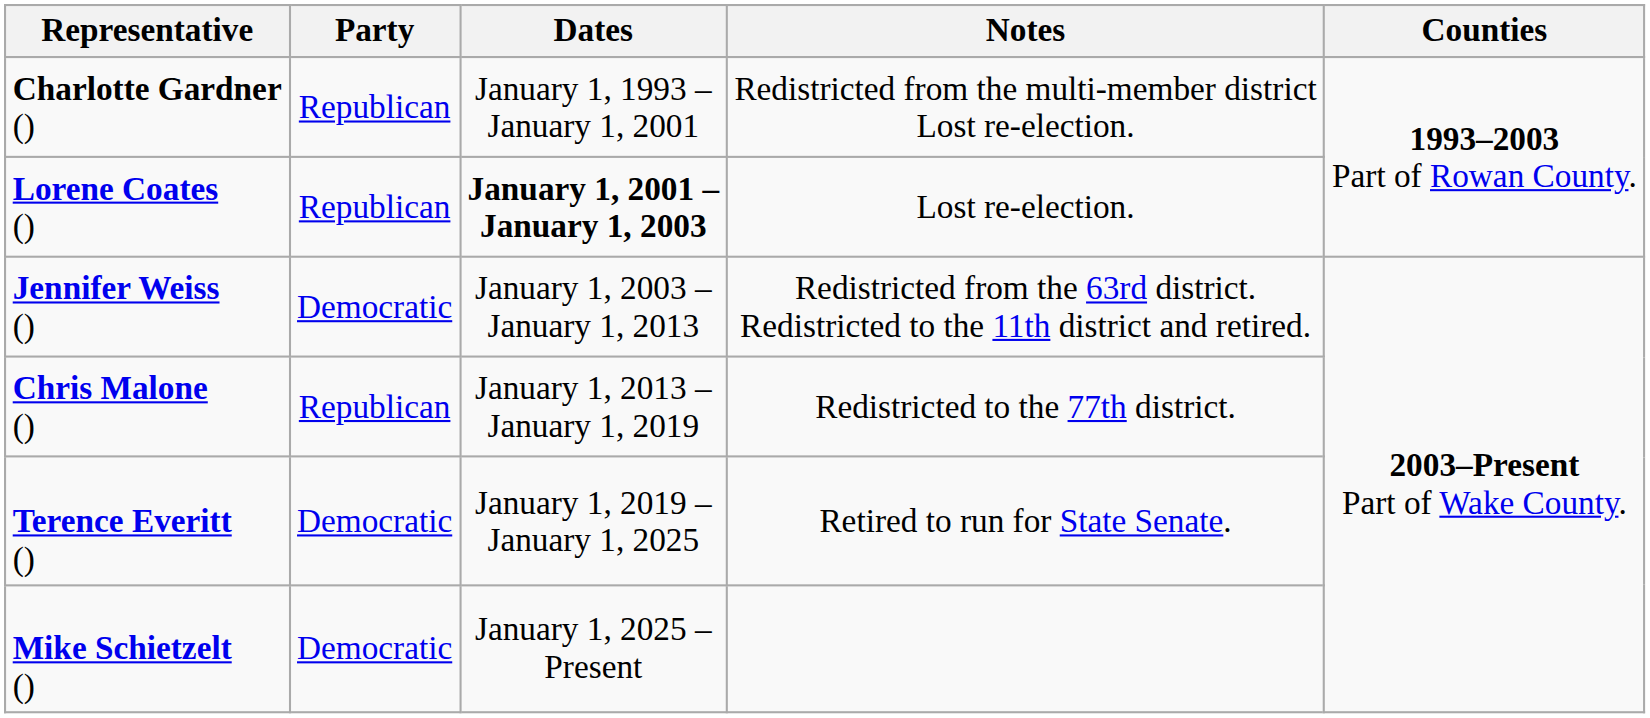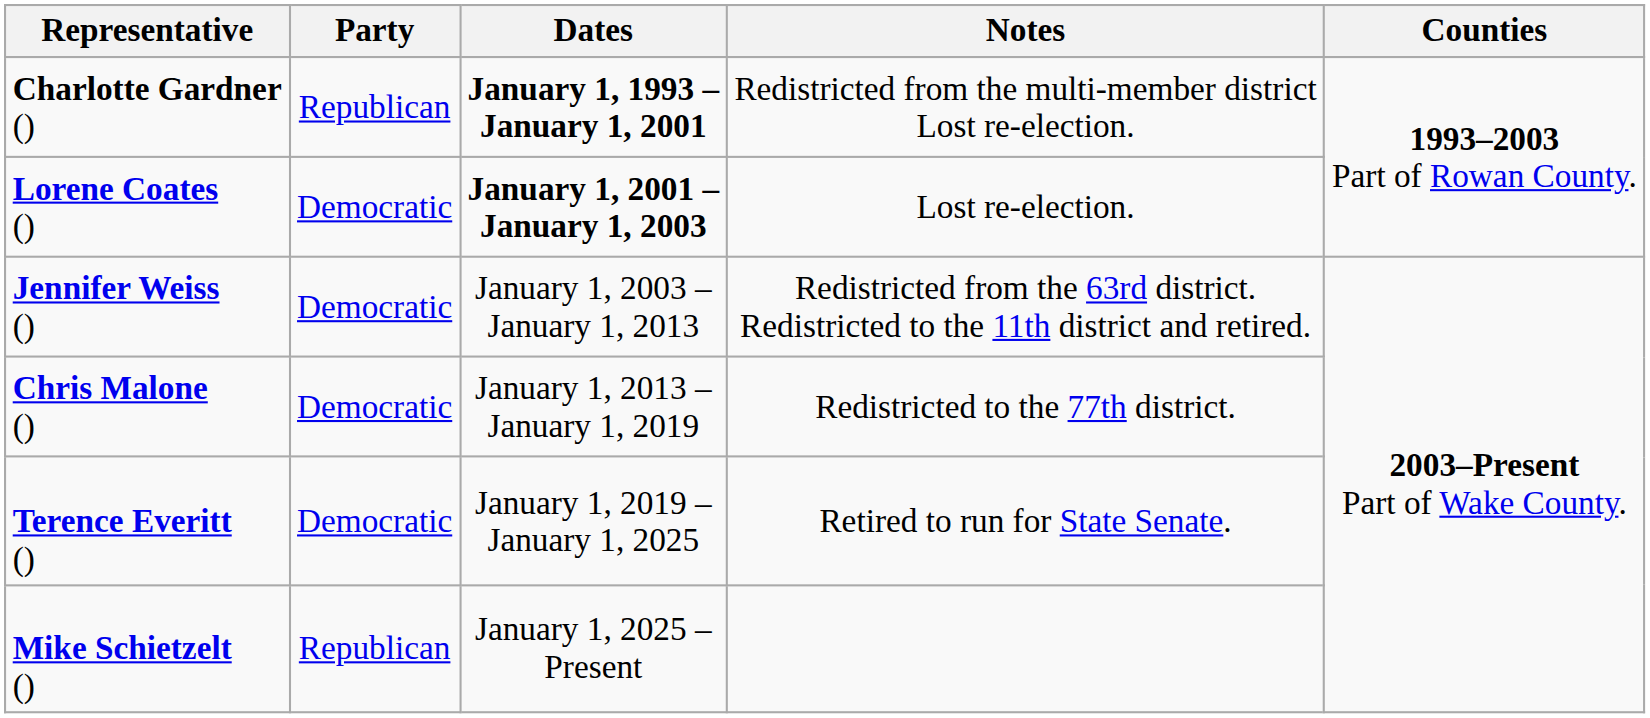(593, 107) normal -> (593, 107) bold
(375, 207) Republican -> (375, 207) Democratic
(375, 406) Republican -> (375, 406) Democratic
(375, 648) Democratic -> (375, 648) Republican
